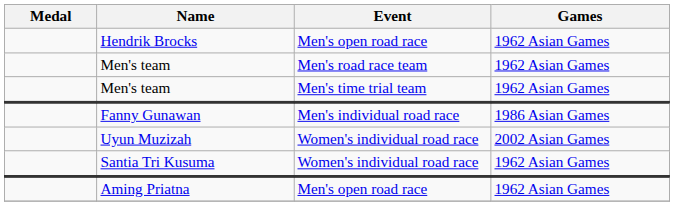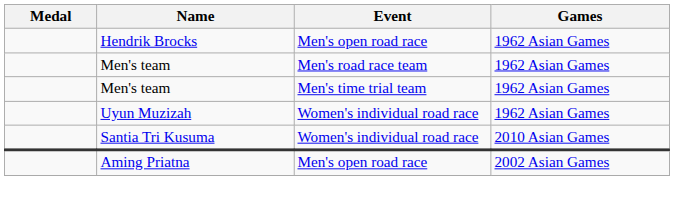- row: (151, 114)
(552, 138) 2002 Asian Games -> (552, 112) 1962 Asian Games
(552, 163) 1962 Asian Games -> (552, 137) 2010 Asian Games
(552, 189) 1962 Asian Games -> (552, 163) 2002 Asian Games
